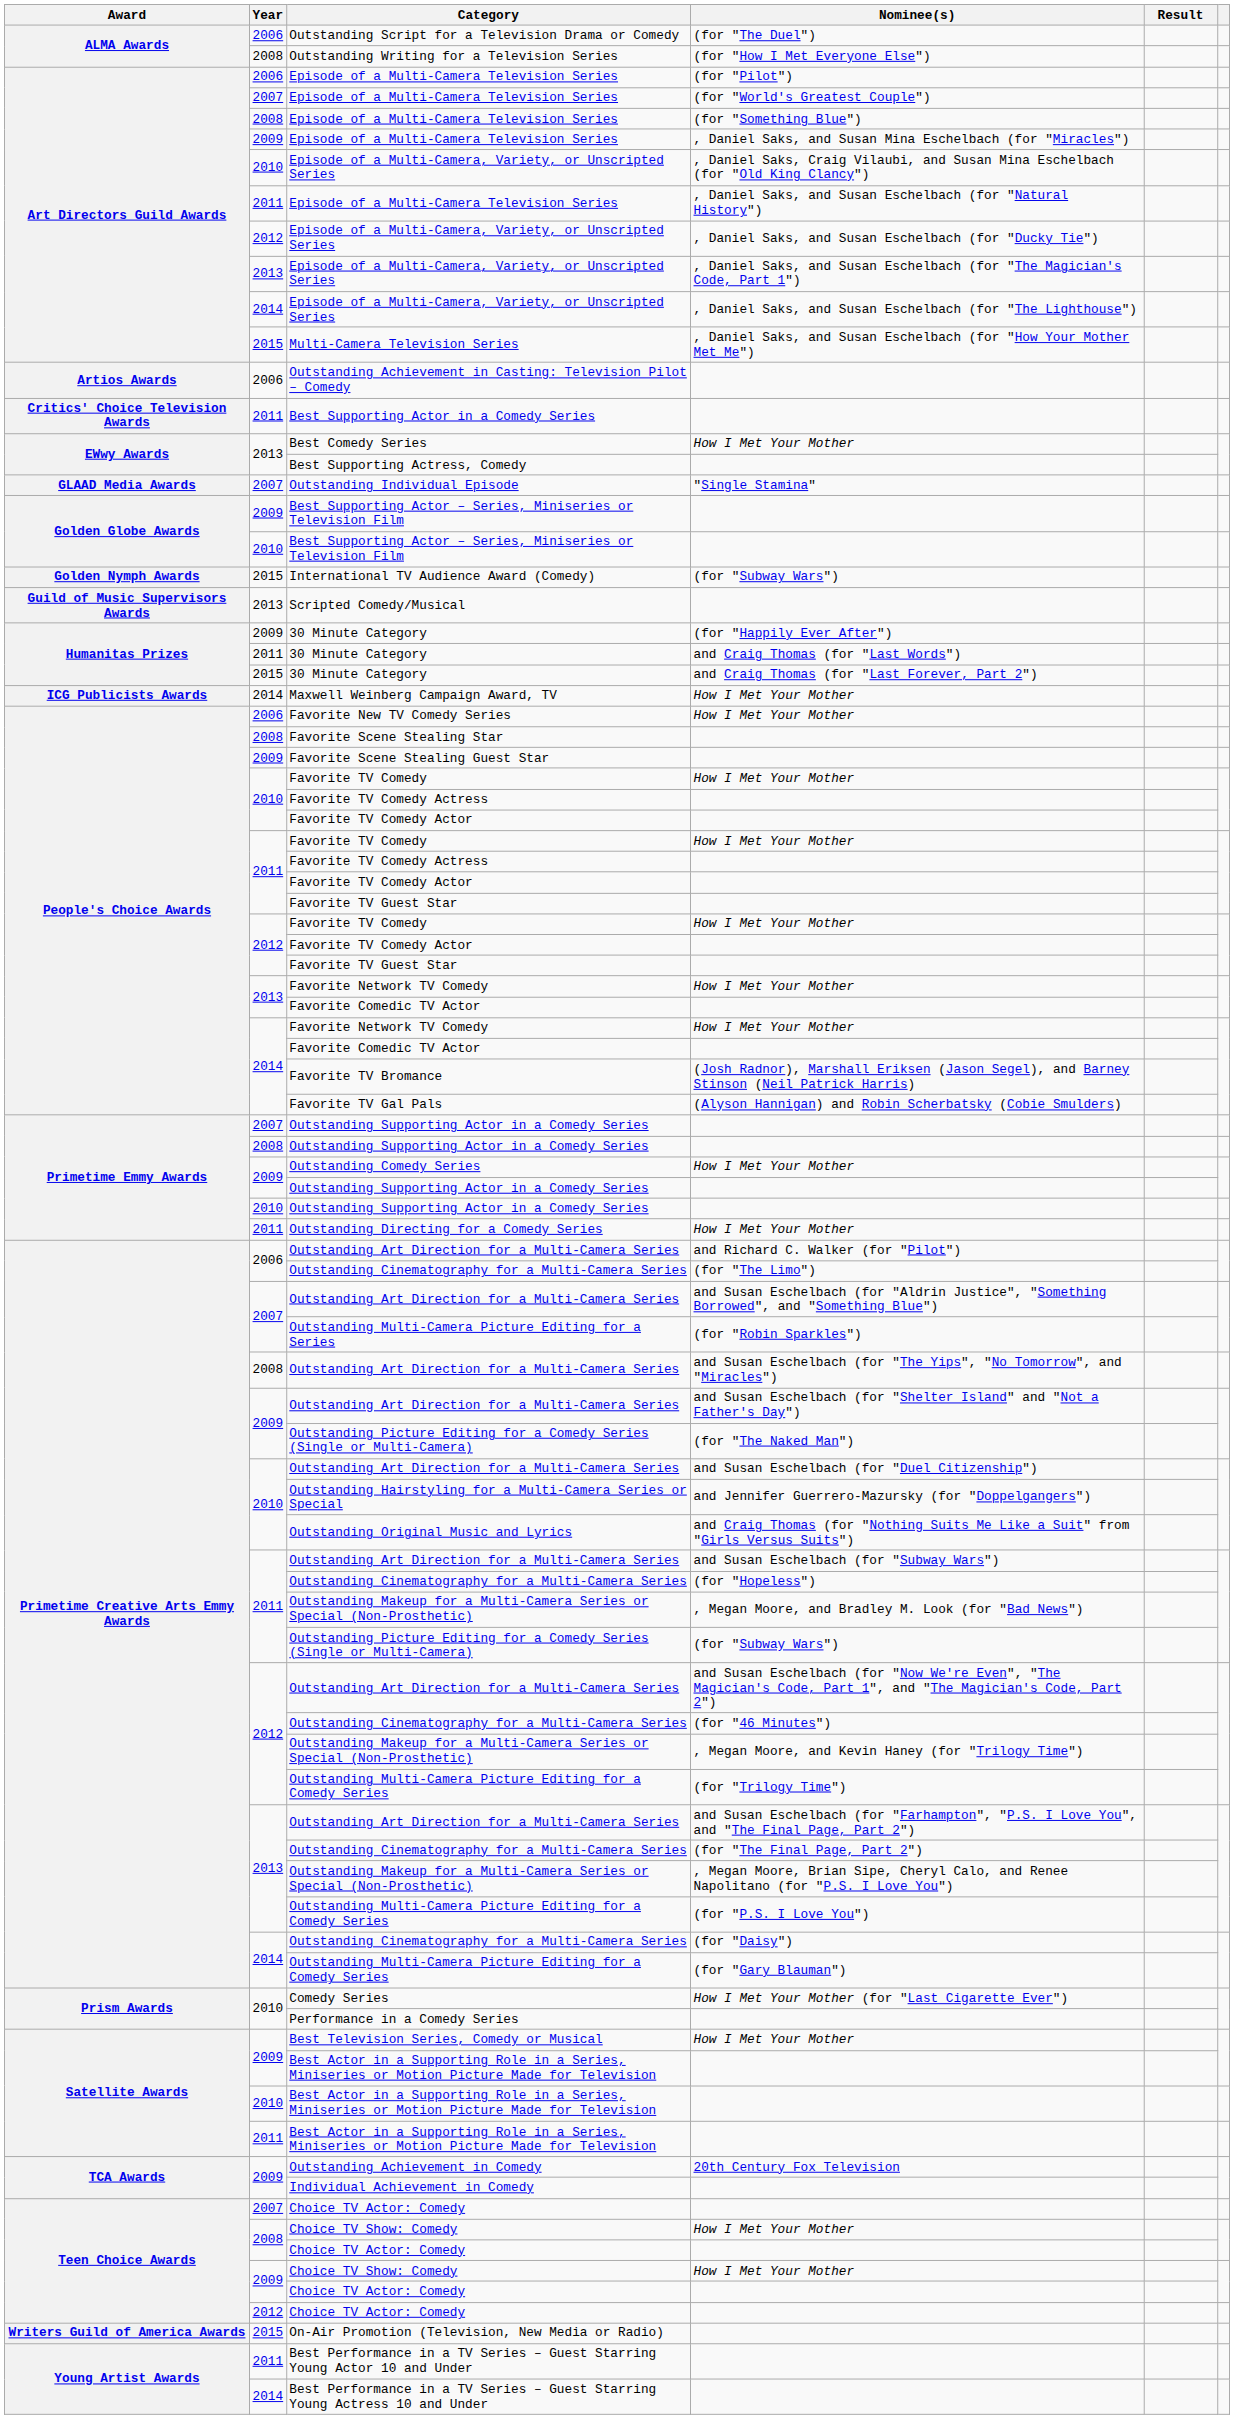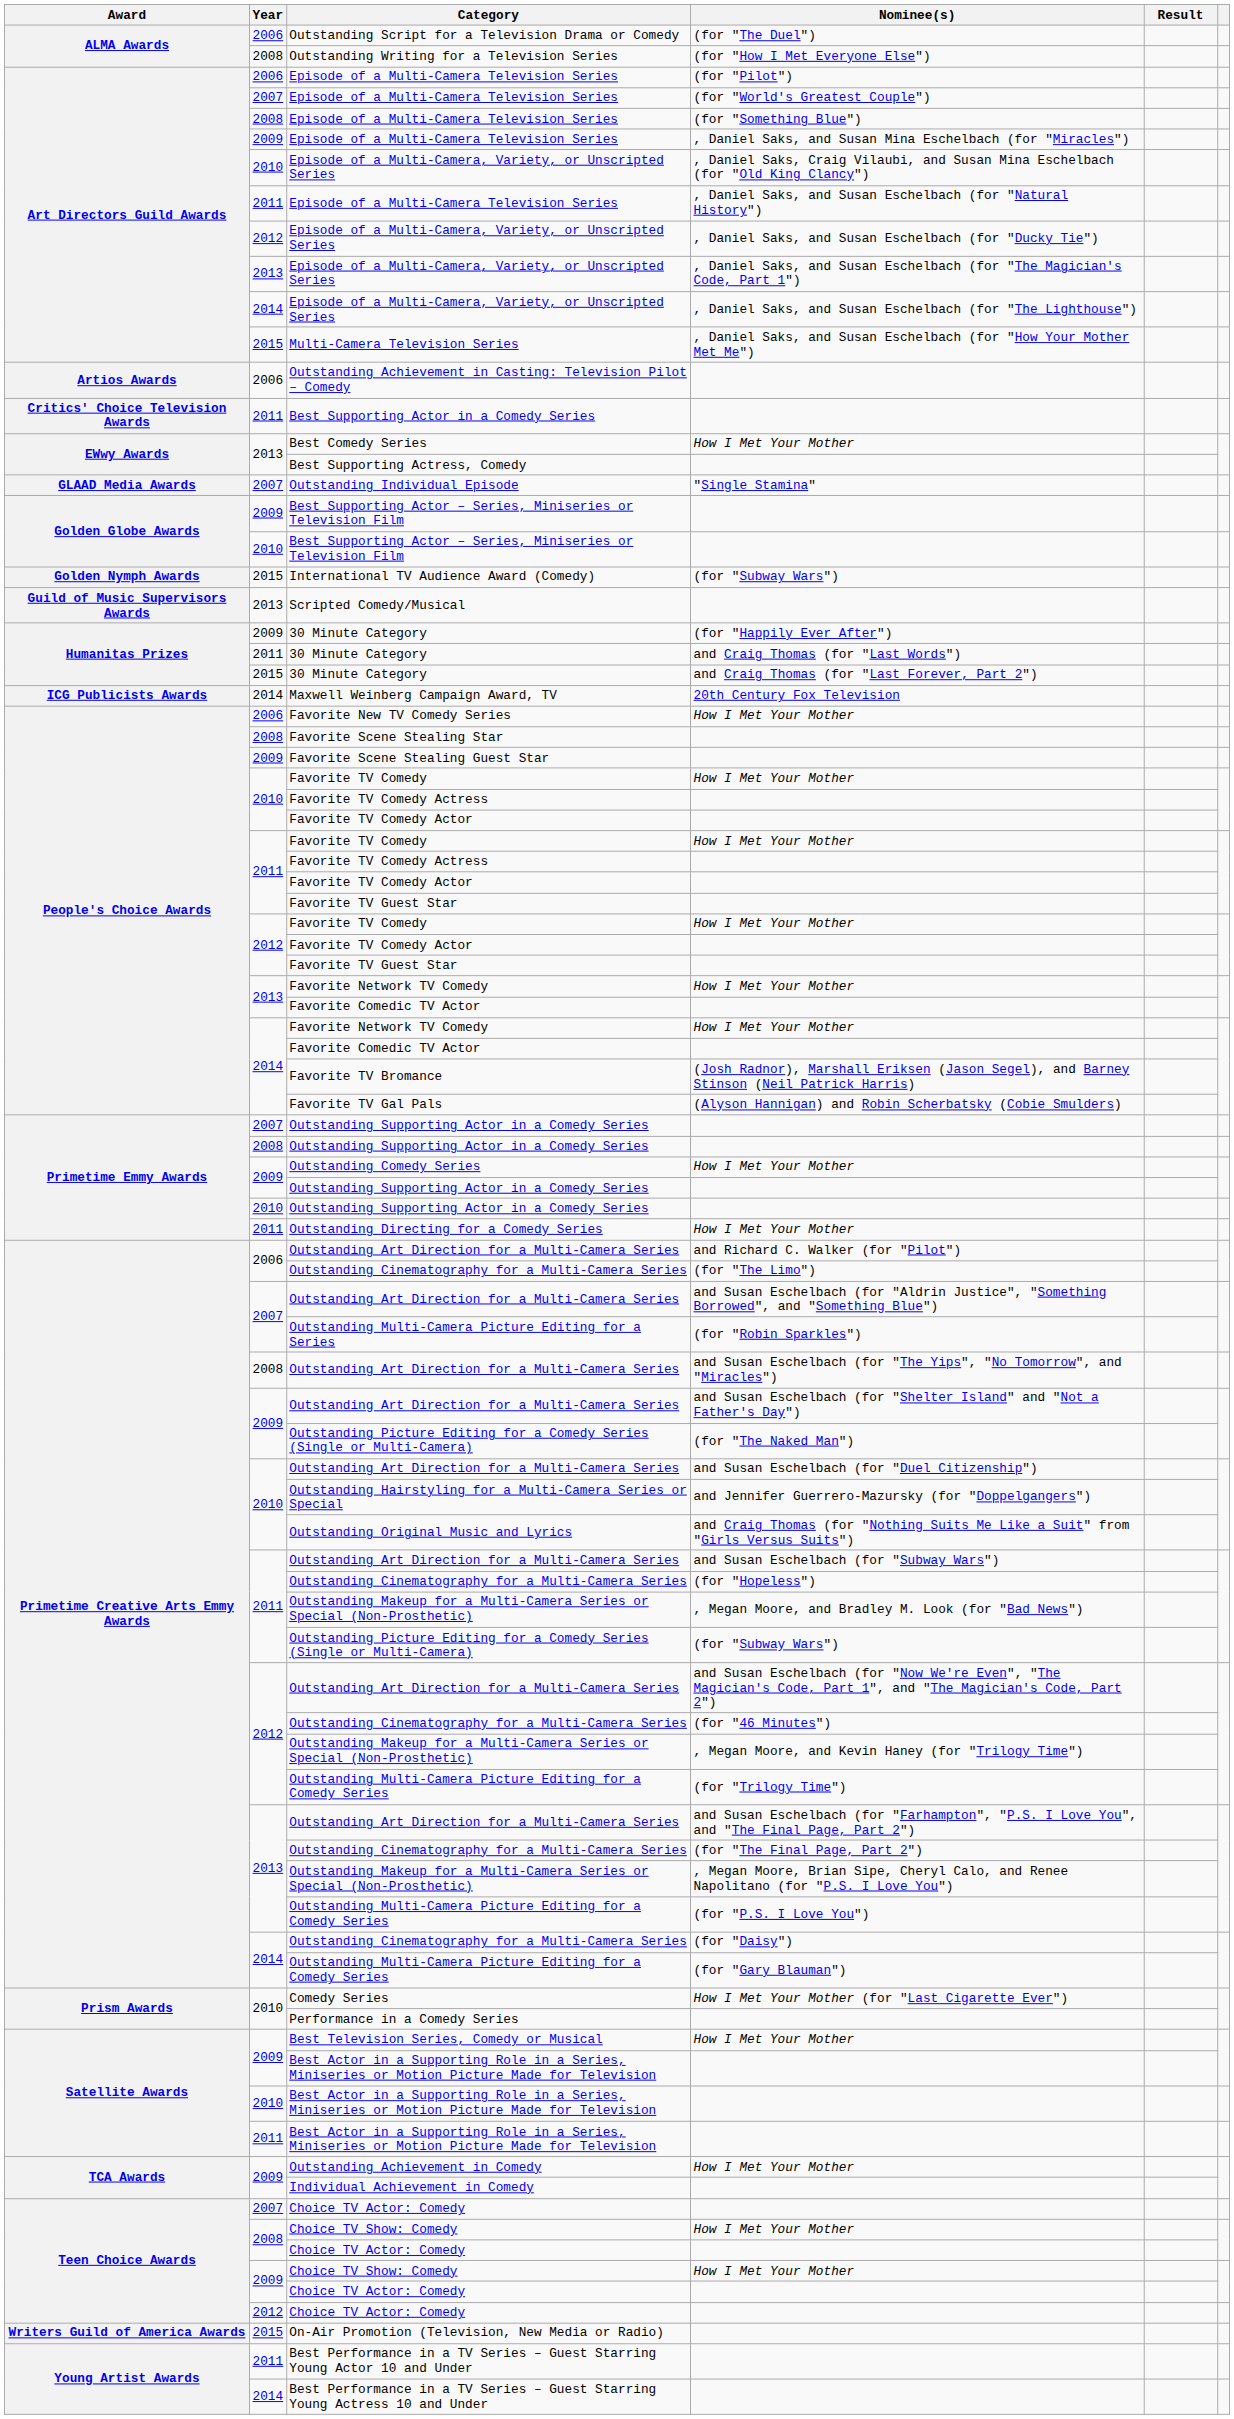(774, 696) How I Met Your Mother -> (797, 696) 20th Century Fox Television
(797, 2167) 20th Century Fox Television -> (774, 2167) How I Met Your Mother
